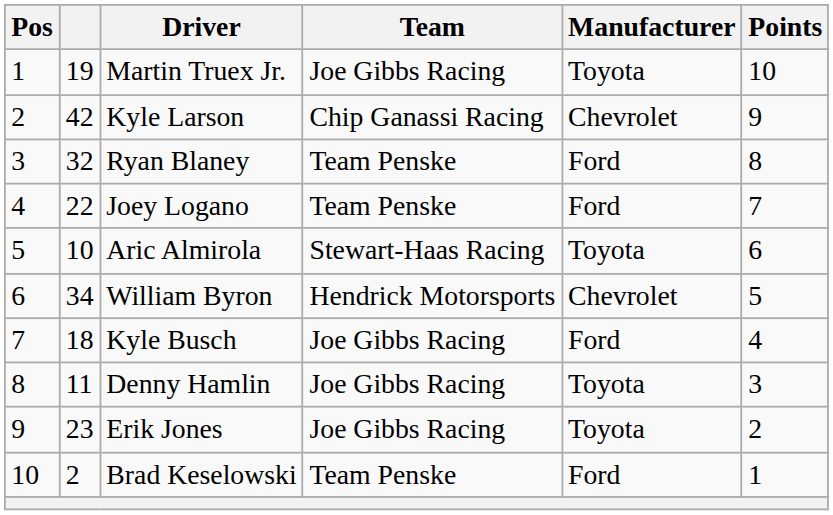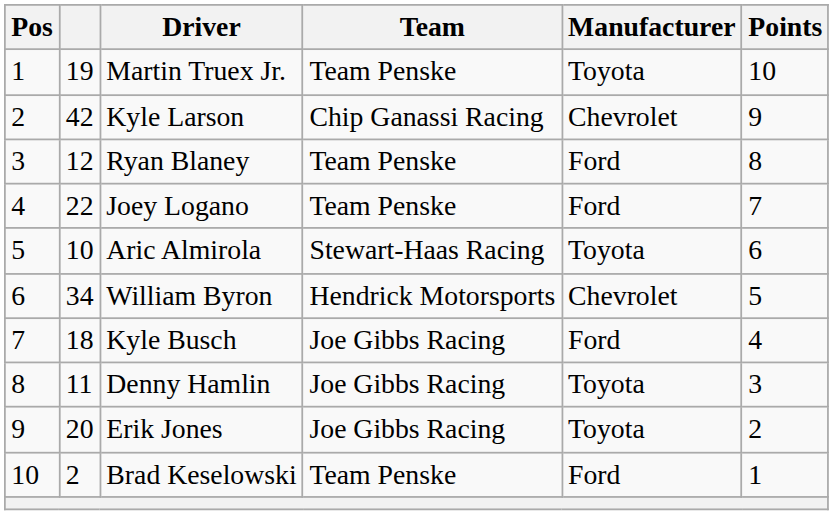(407, 71) Joe Gibbs Racing -> (383, 71) Team Penske
(80, 160) 32 -> (80, 160) 12
(80, 428) 23 -> (80, 428) 20
